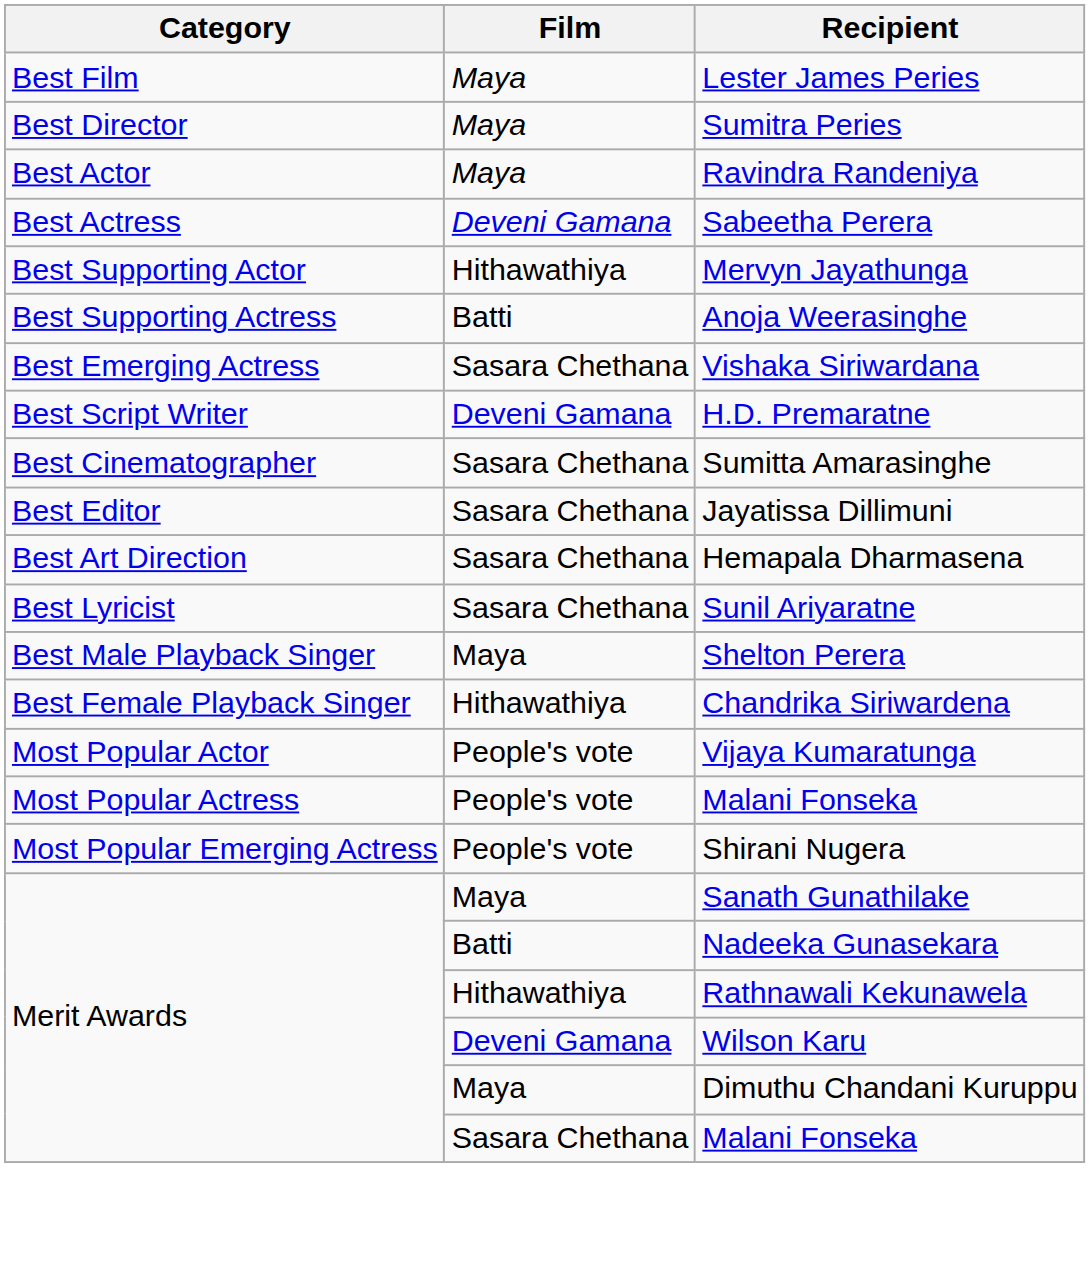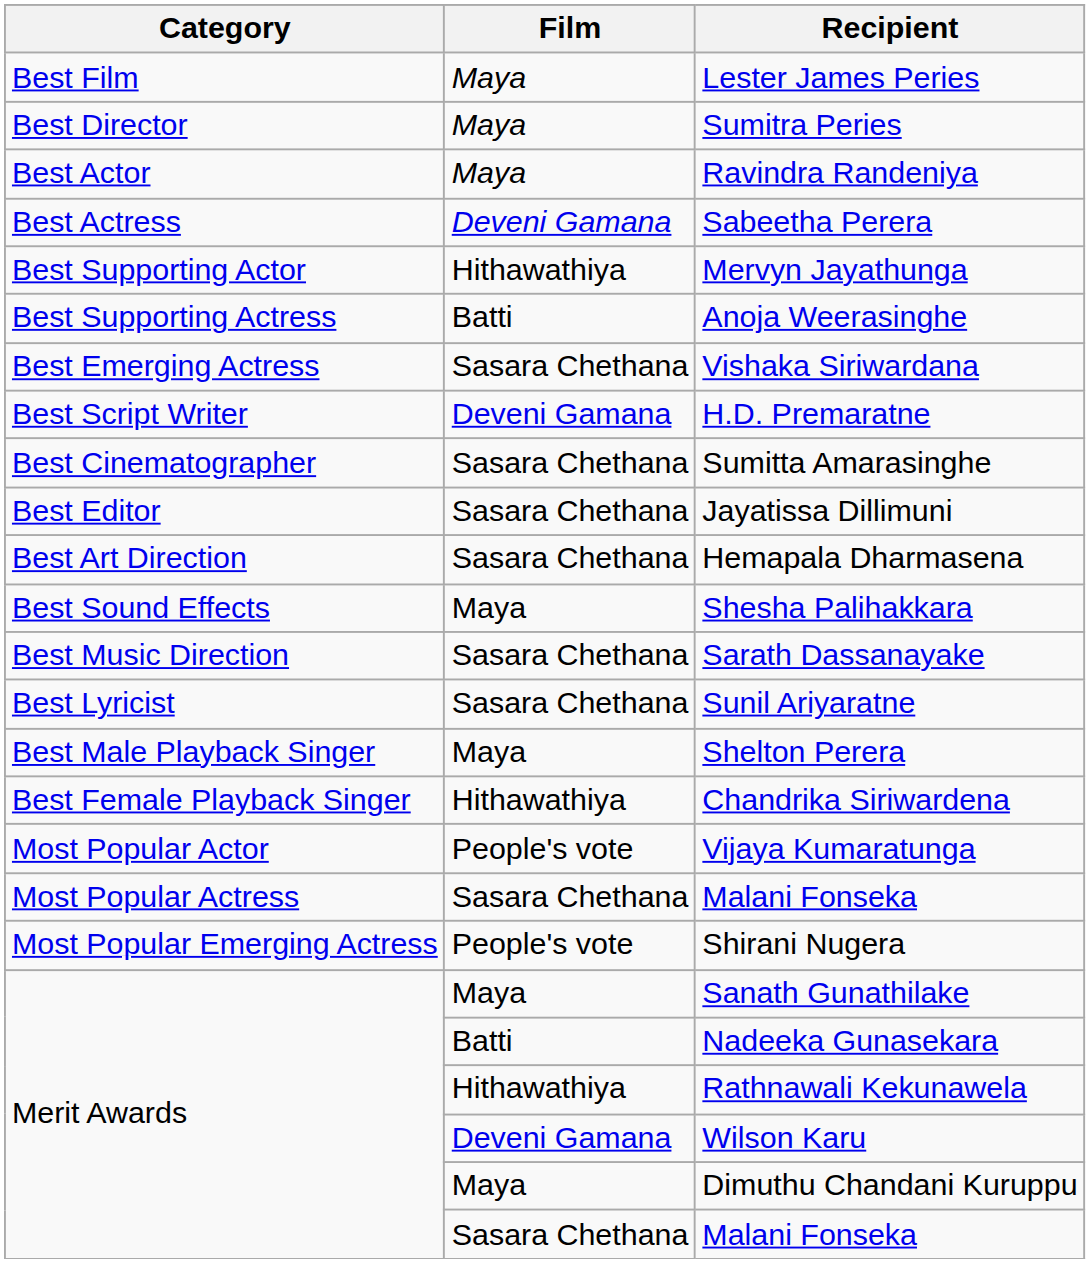+ row: (141, 607)
+ row: (150, 655)
(543, 800) People's vote -> (570, 896) Sasara Chethana
